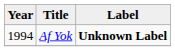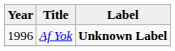(20, 35) 1994 -> (20, 35) 1996
